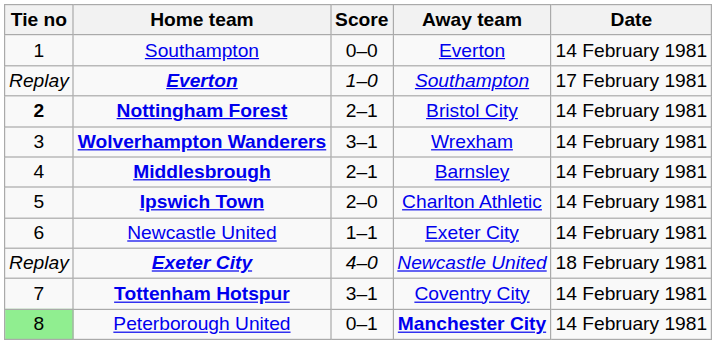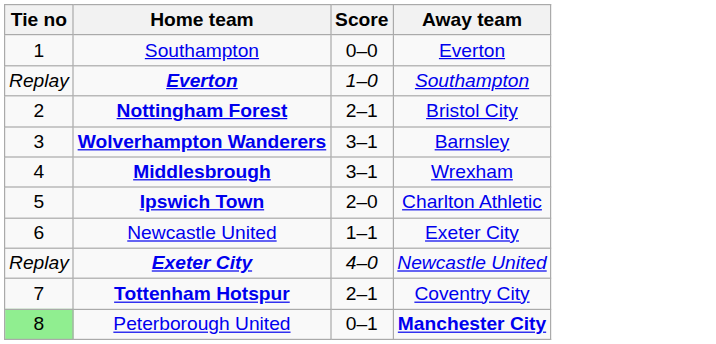- column: (631, 19)
(39, 111) bold -> (39, 111) normal
(472, 141) Wrexham -> (472, 141) Barnsley
(362, 171) 2–1 -> (362, 171) 3–1
(472, 171) Barnsley -> (472, 171) Wrexham
(362, 293) 3–1 -> (362, 293) 2–1
